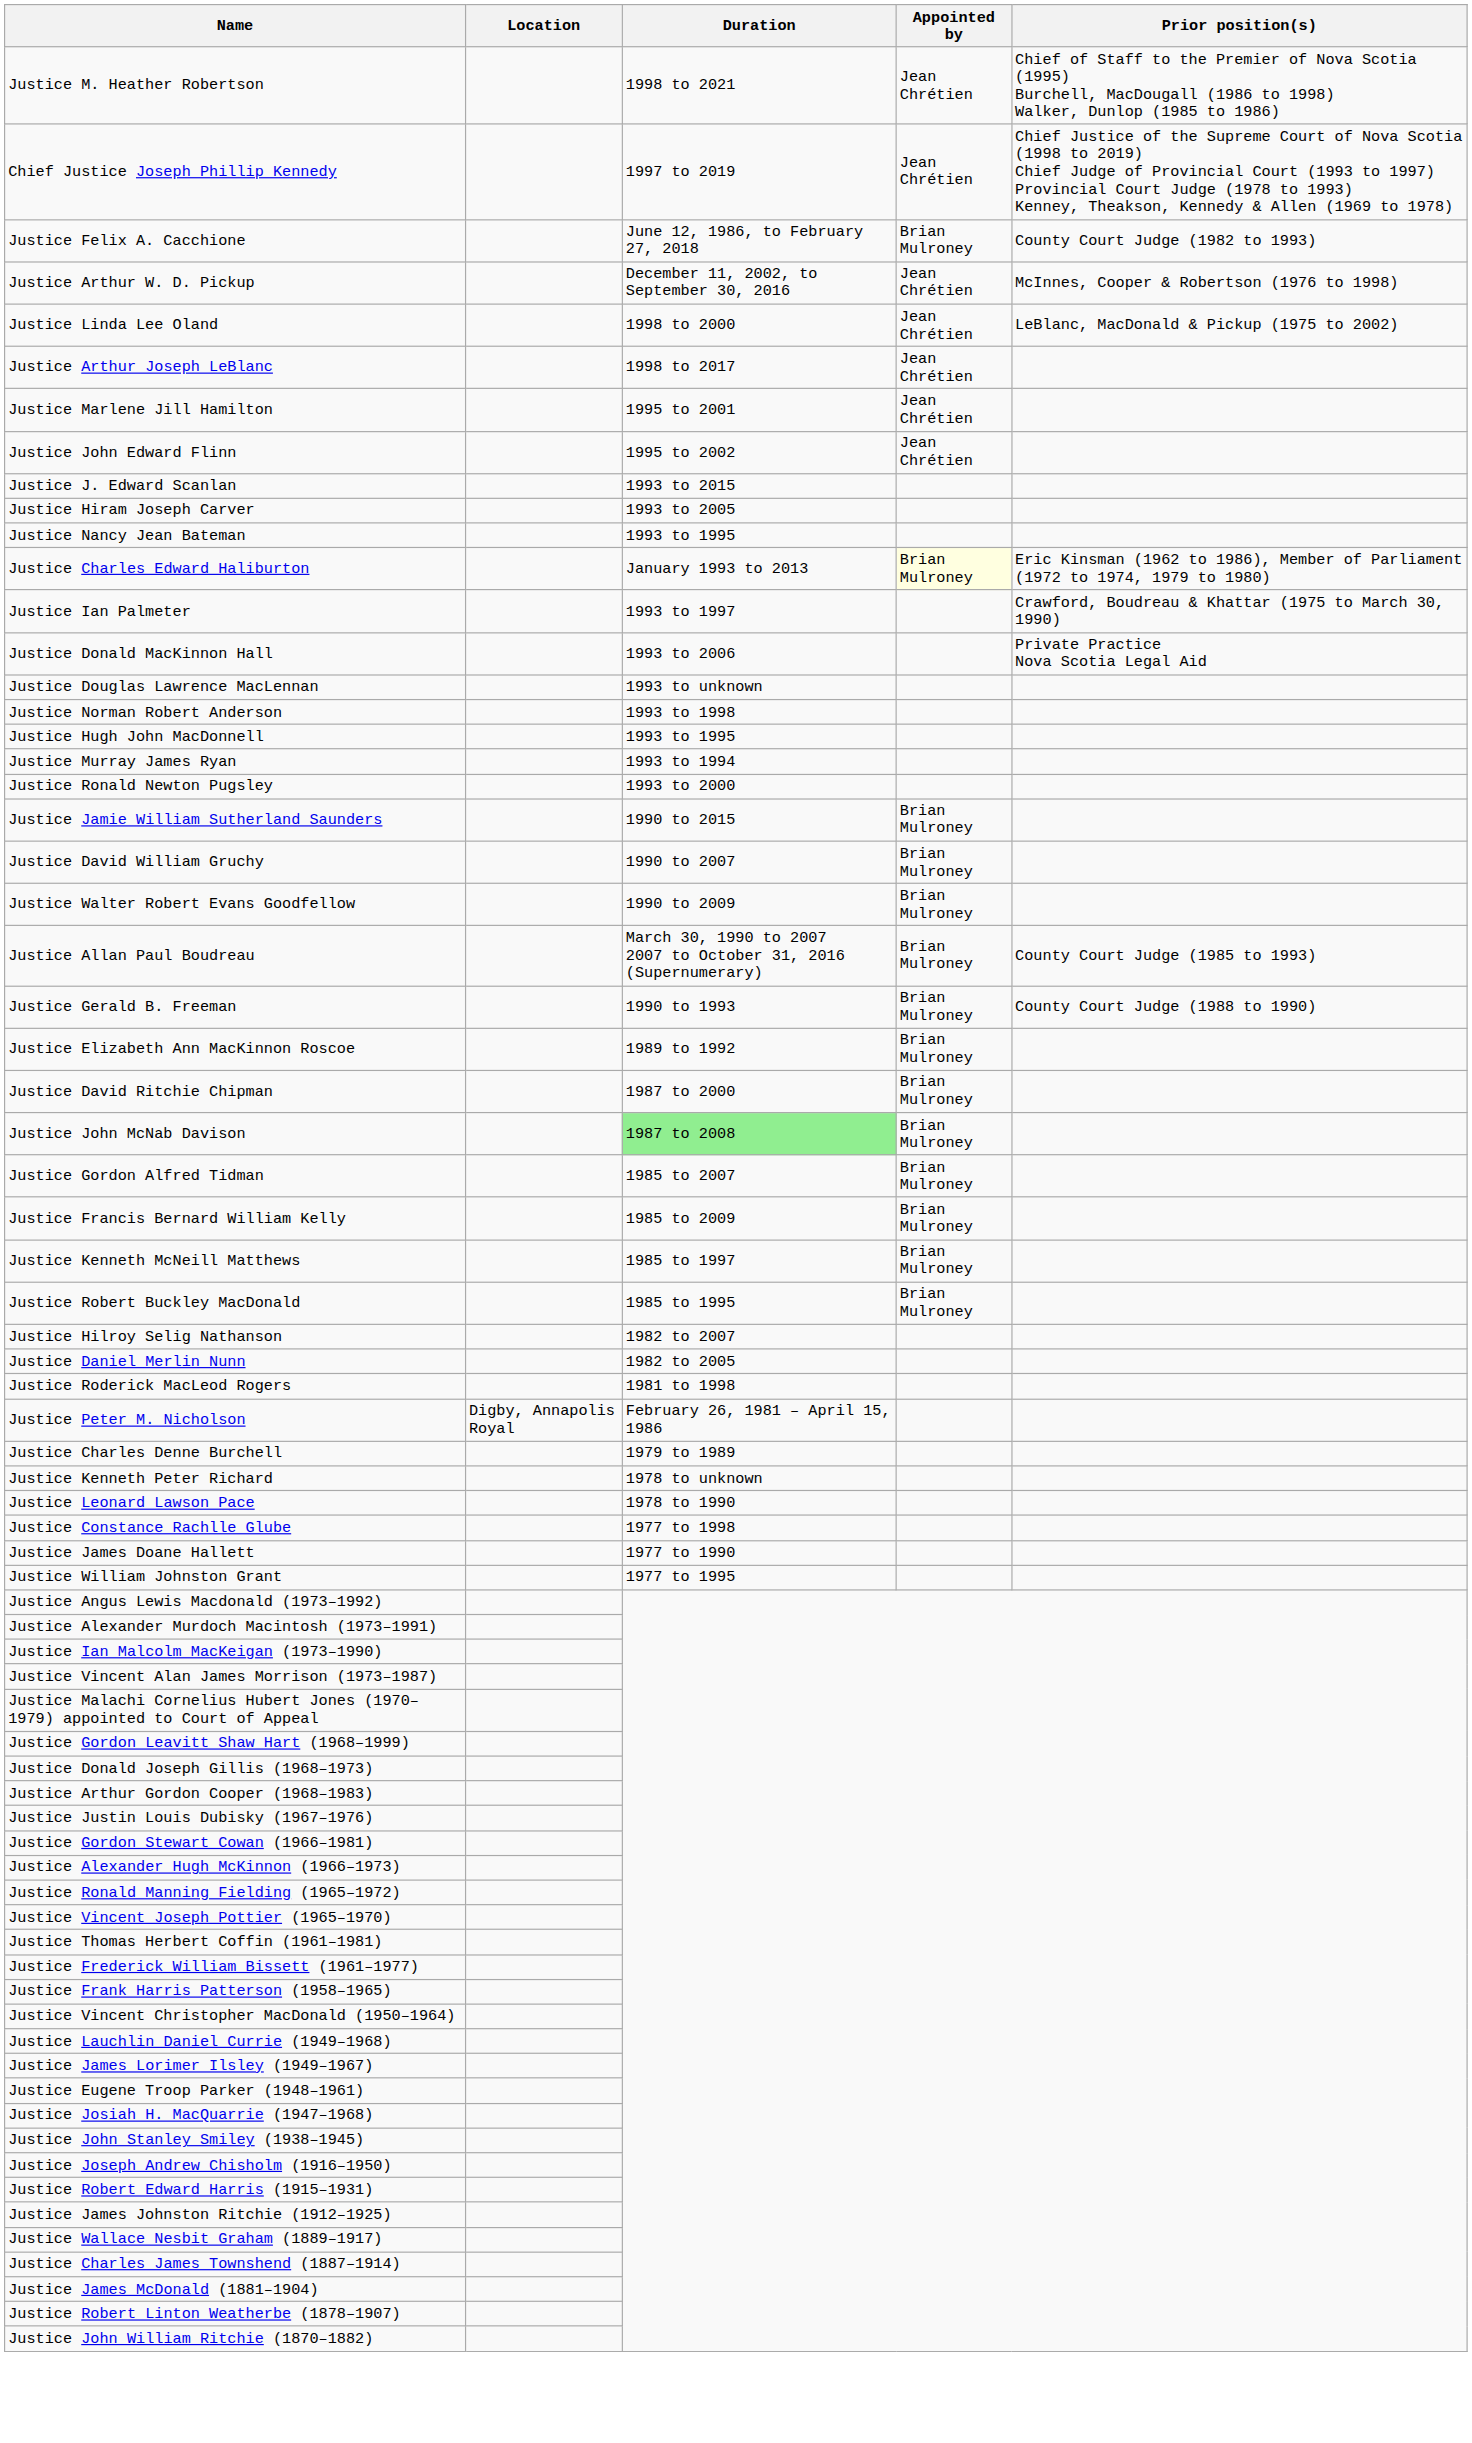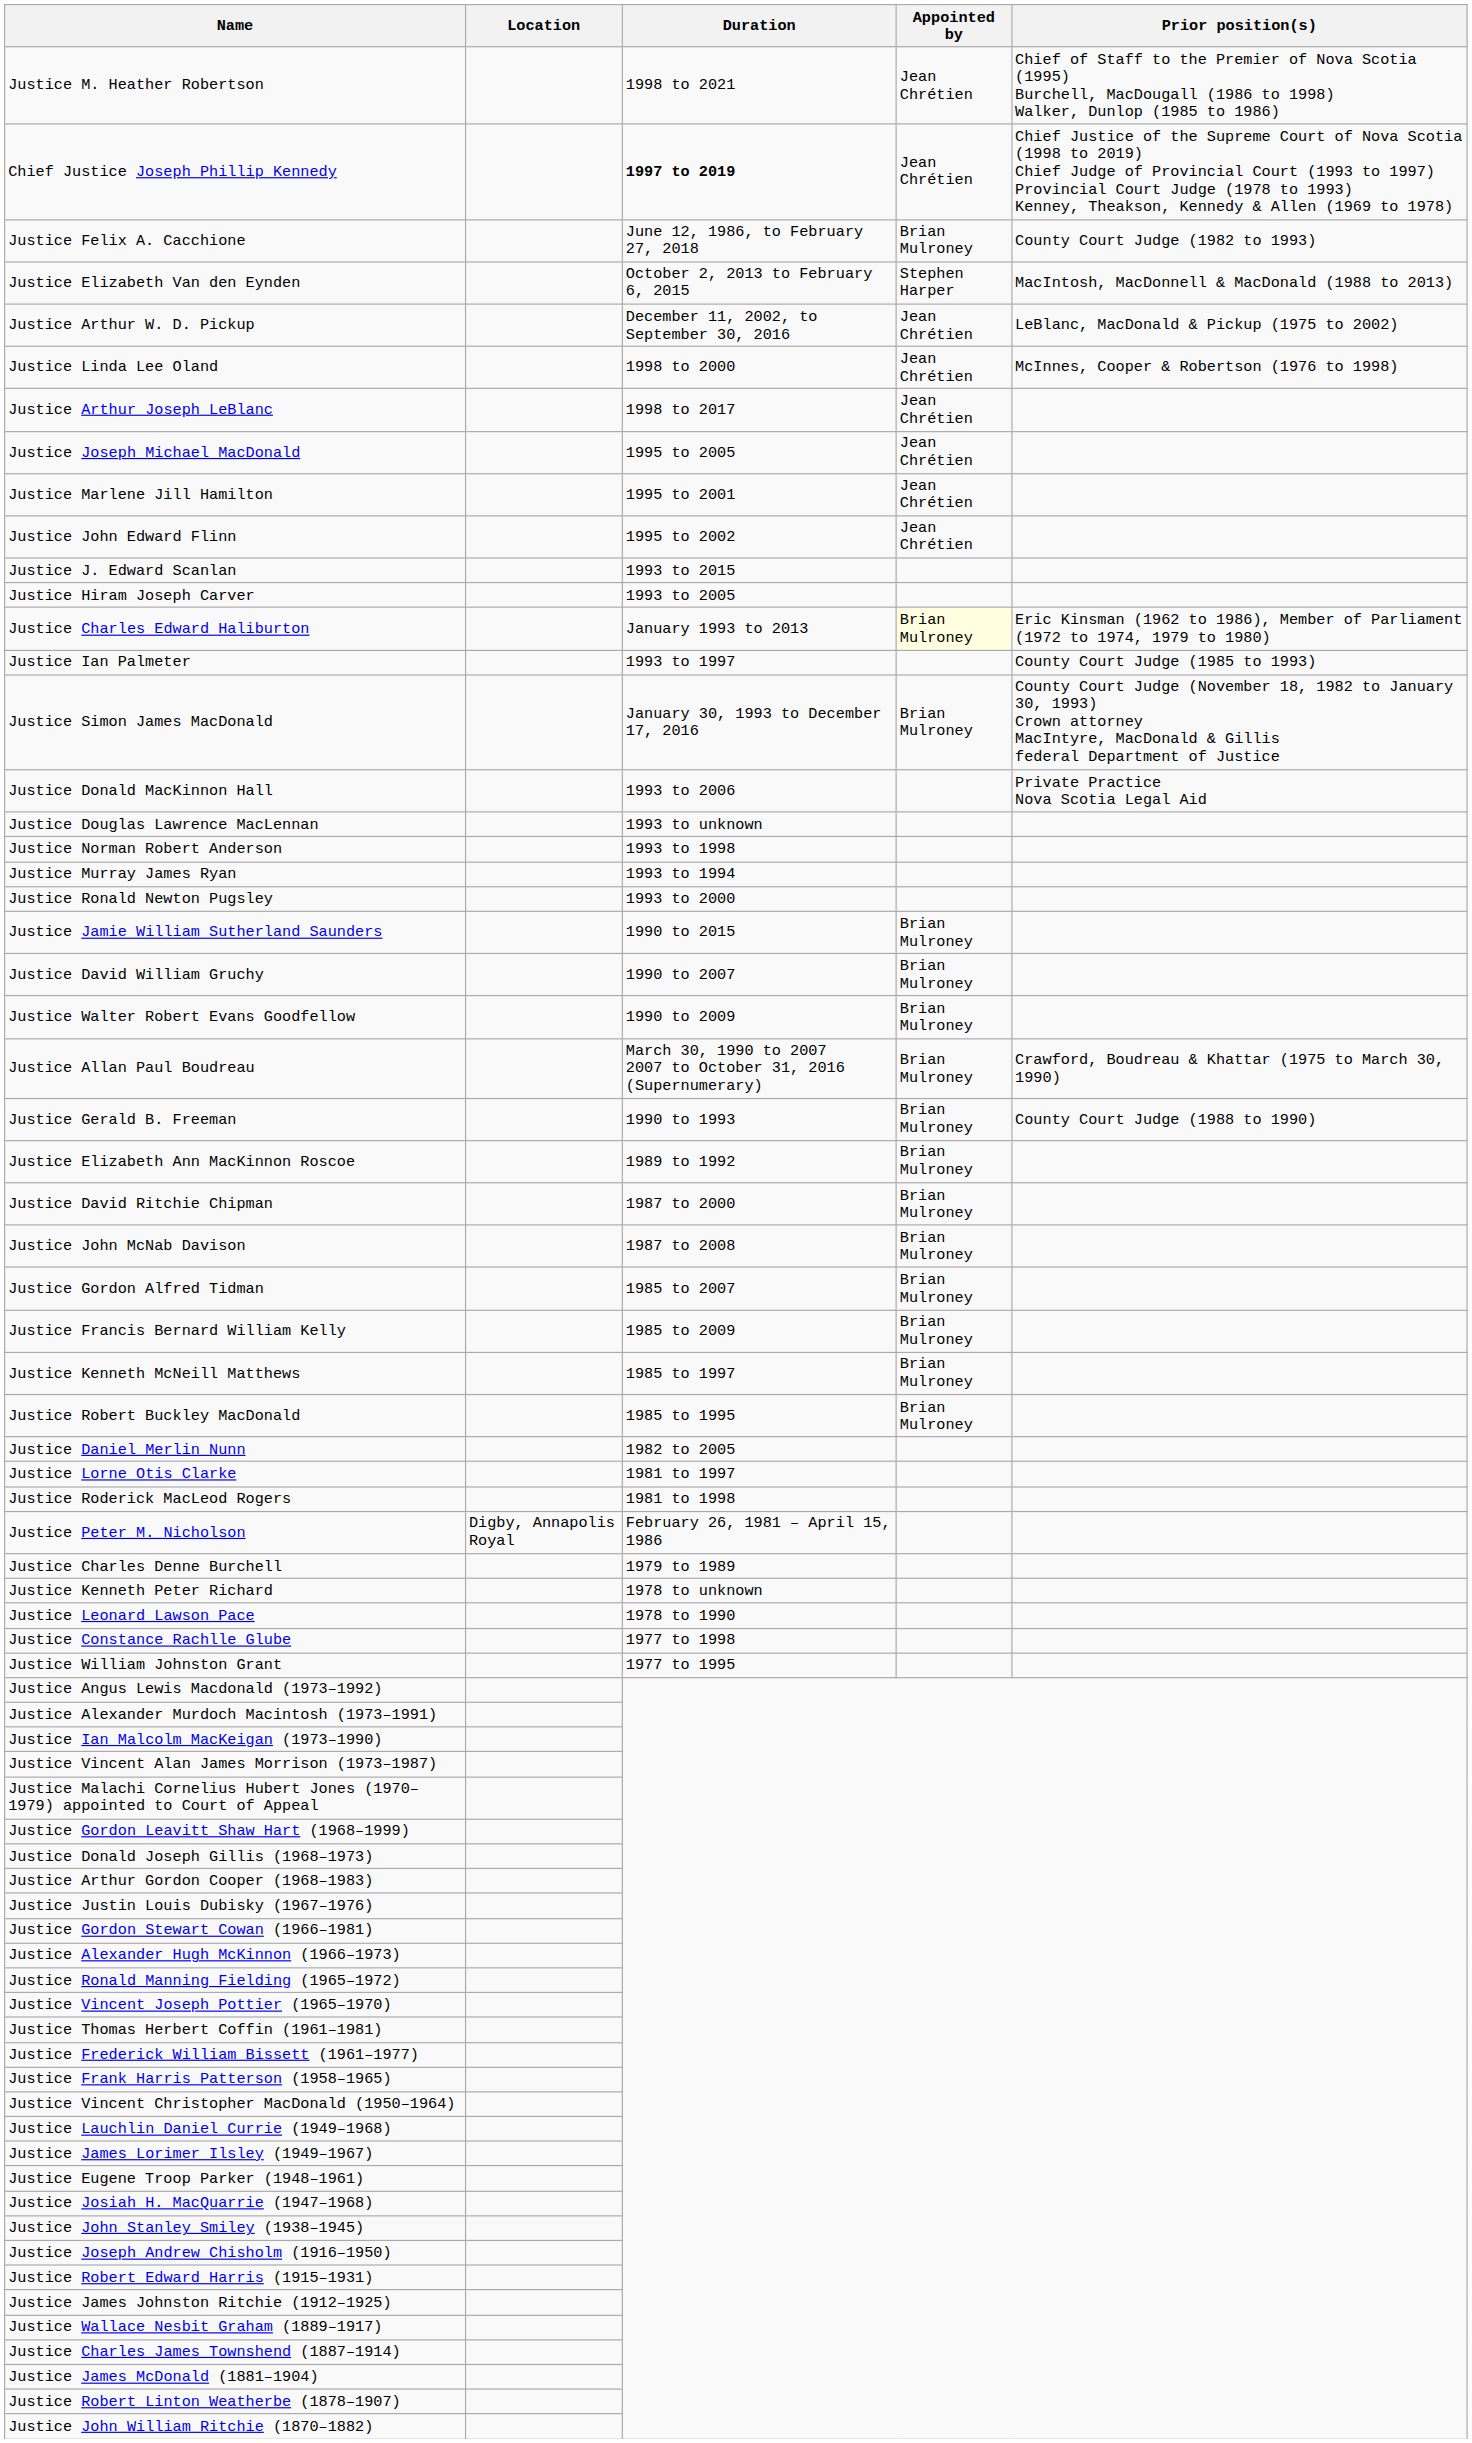(681, 172) normal -> (681, 172) bold
+ row: (154, 283)
(1207, 283) McInnes, Cooper & Robertson (1976 to 1998) -> (1207, 325) LeBlanc, MacDonald & Pickup (1975 to 2002)
(1207, 325) LeBlanc, MacDonald & Pickup (1975 to 2002) -> (1207, 368) McInnes, Cooper & Robertson (1976 to 1998)
+ row: (154, 452)
- row: (127, 535)
(1230, 611) Crawford, Boudreau & Khattar (1975 to March 30, 1990) -> (1166, 662) County Court Judge (1985 to 1993)
+ row: (141, 722)
- row: (136, 737)
(1166, 956) County Court Judge (1985 to 1993) -> (1230, 1068) Crawford, Boudreau & Khattar (1975 to March 30, 1990)
(681, 1134) lightgreen background -> (681, 1246) no background
- row: (145, 1337)
+ row: (122, 1474)
- row: (131, 1553)
